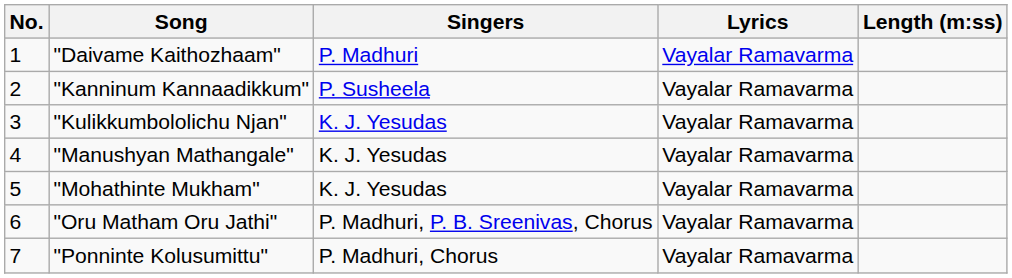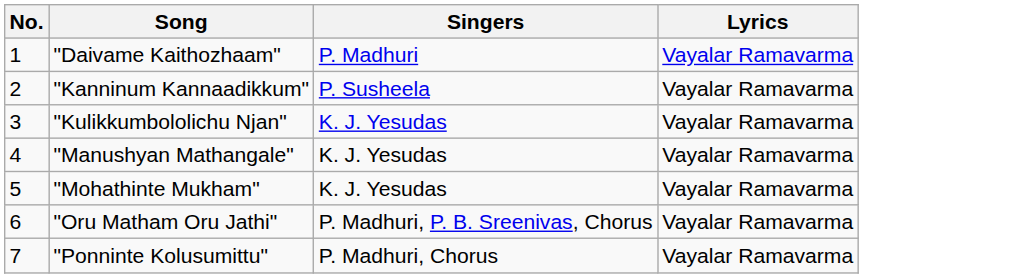- column: (933, 22)
